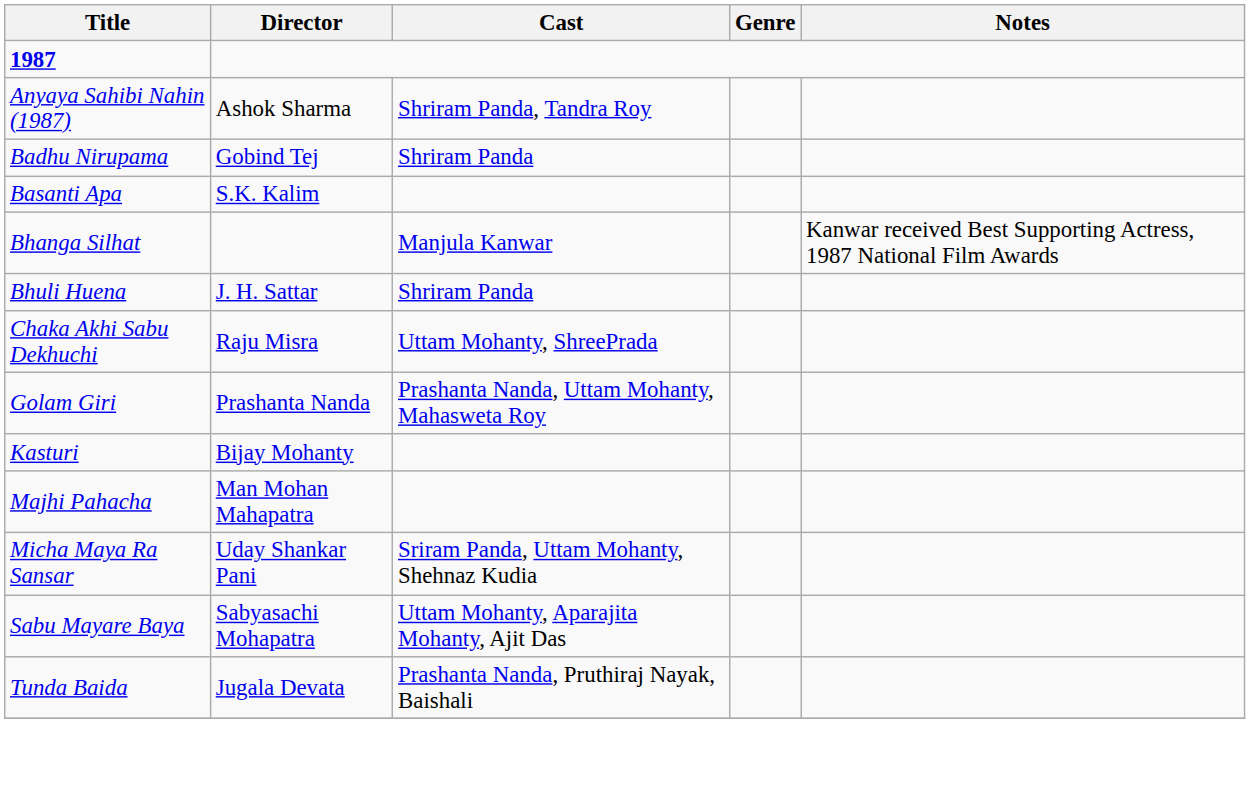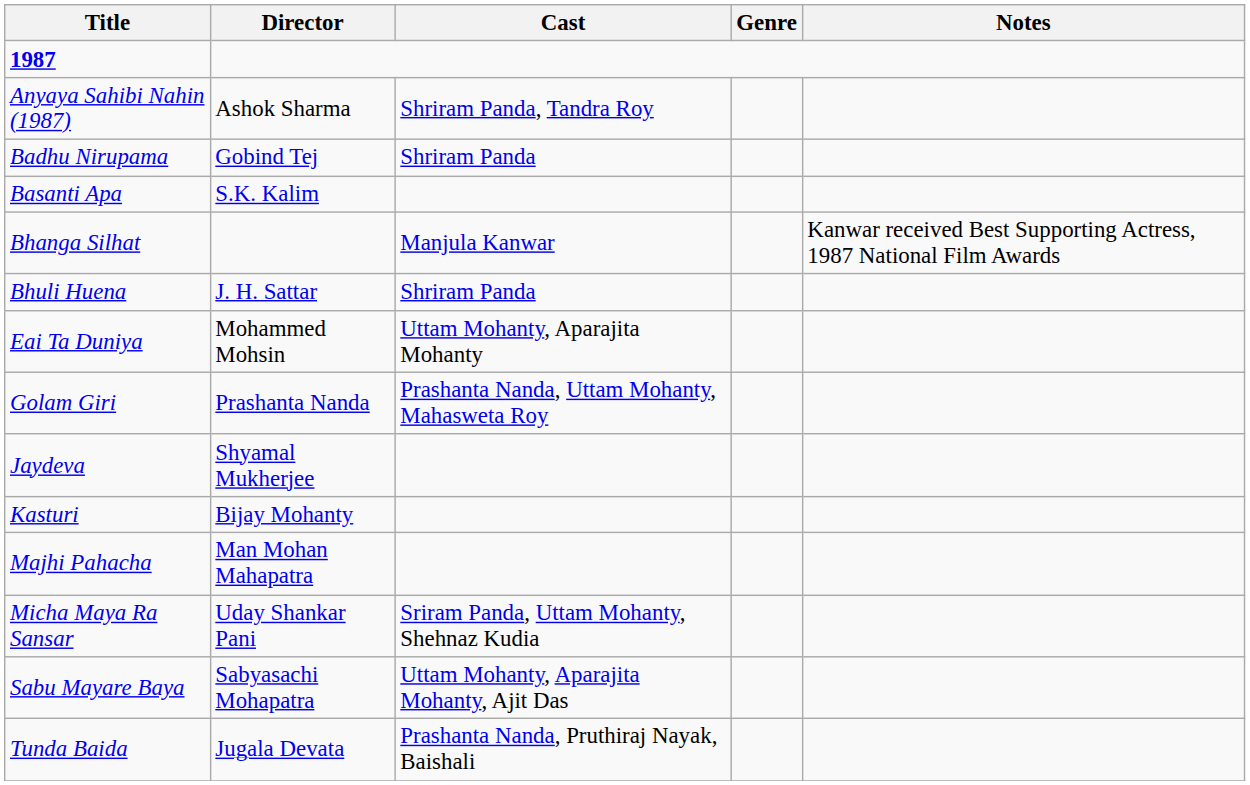- row: (89, 340)
+ row: (76, 340)
+ row: (47, 465)
